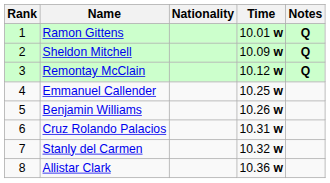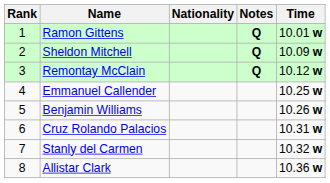columns swapped: (261, 14) <-> (305, 14)
